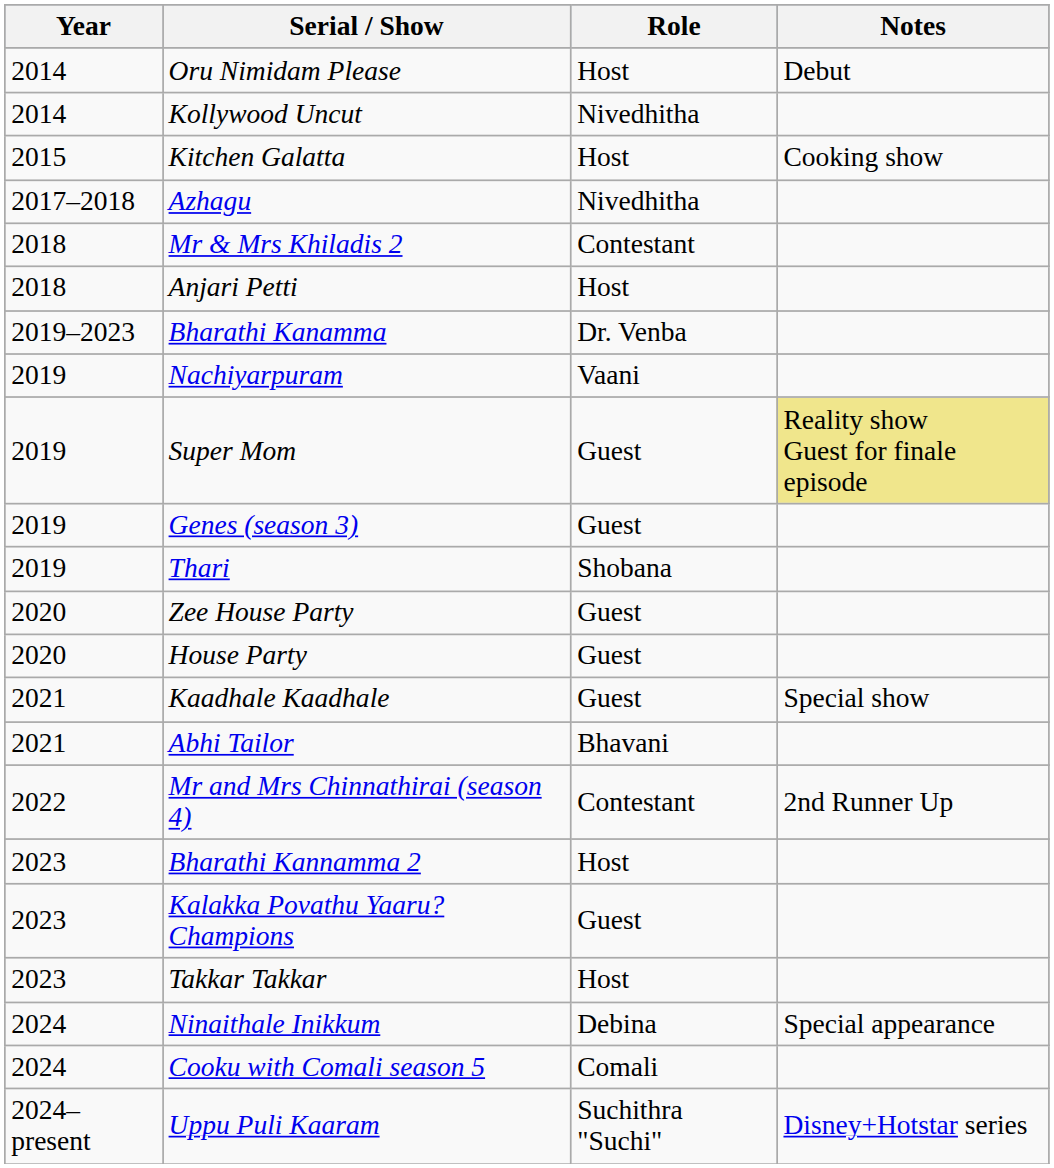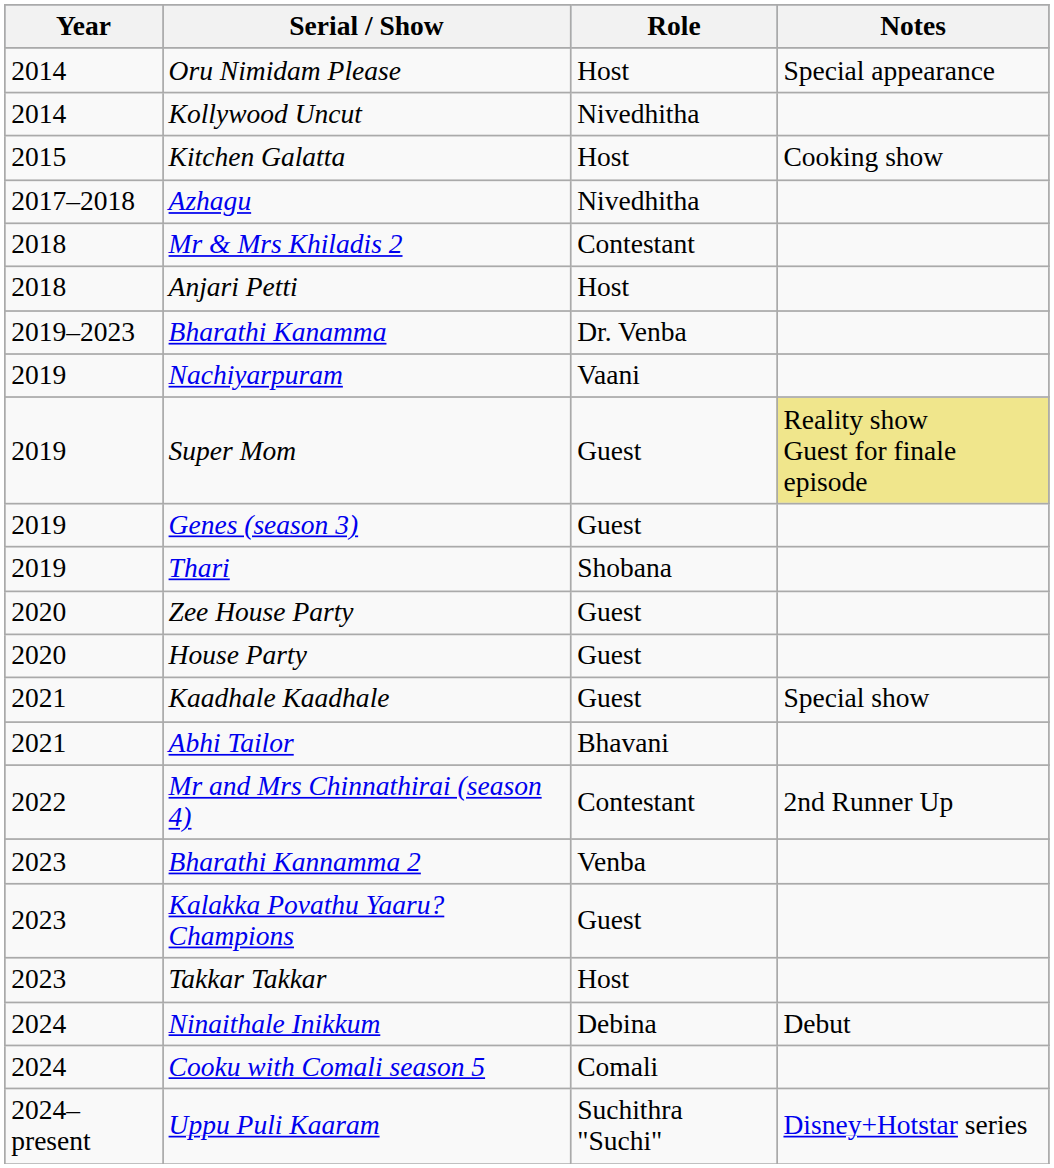(817, 69) Debut -> (889, 69) Special appearance
(603, 861) Host -> (612, 861) Venba
(889, 1023) Special appearance -> (817, 1023) Debut
